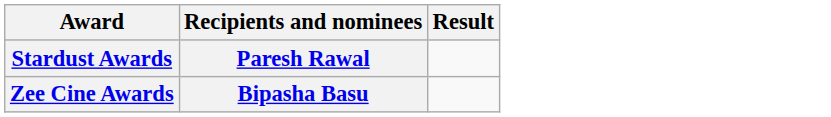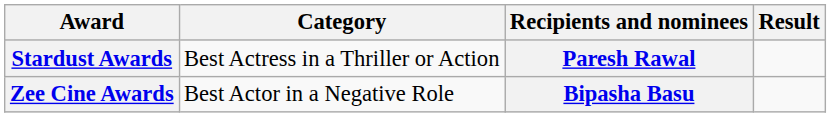+ column: (342, 22)
